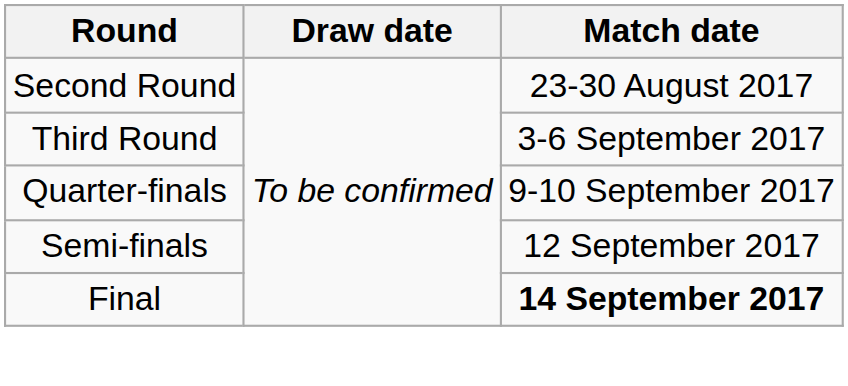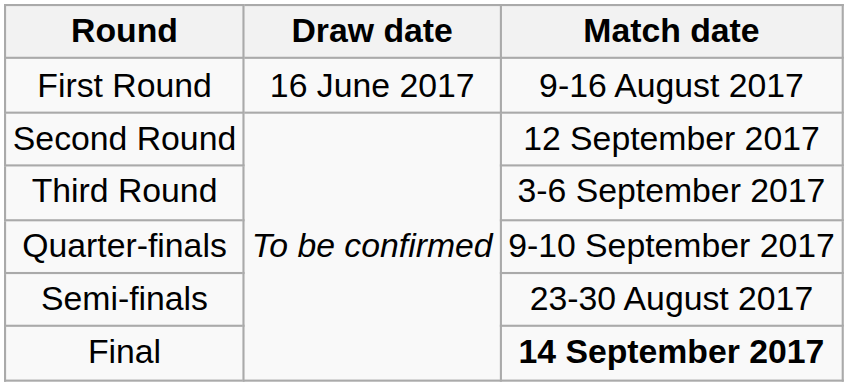+ row: (125, 84)
(671, 84) 23-30 August 2017 -> (671, 138) 12 September 2017
(671, 245) 12 September 2017 -> (671, 298) 23-30 August 2017
